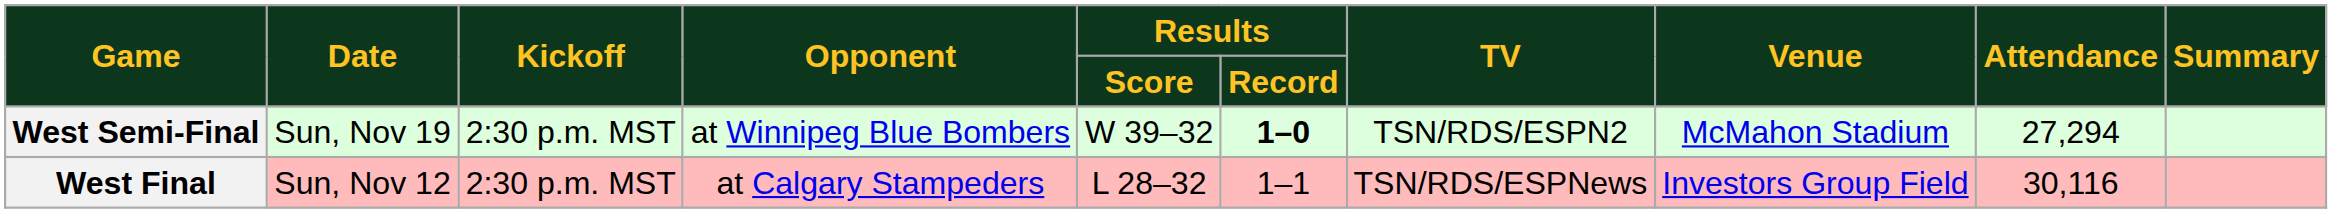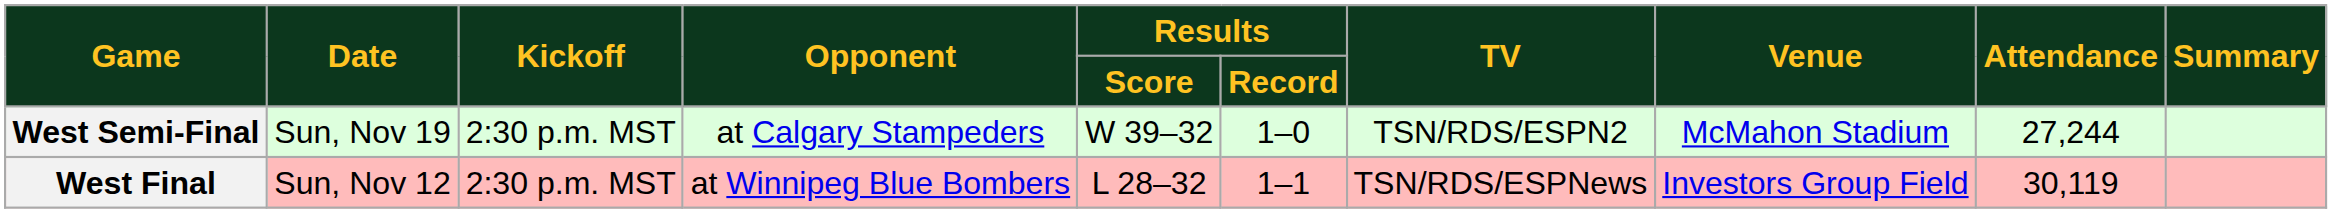(880, 132) at Winnipeg Blue Bombers -> (880, 132) at Calgary Stampeders
(1283, 132) bold -> (1283, 132) normal
(2071, 132) 27,294 -> (2071, 132) 27,244
(880, 183) at Calgary Stampeders -> (880, 183) at Winnipeg Blue Bombers
(2071, 183) 30,116 -> (2071, 183) 30,119
